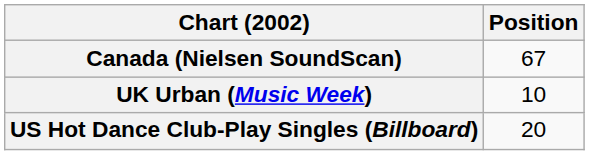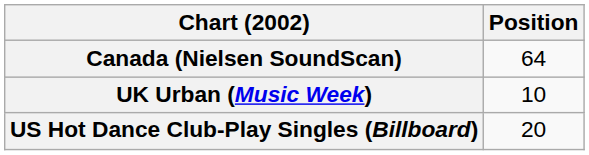(534, 58) 67 -> (534, 58) 64
